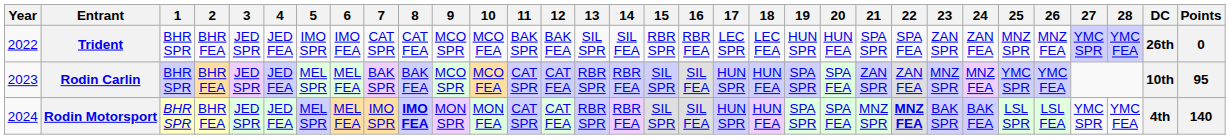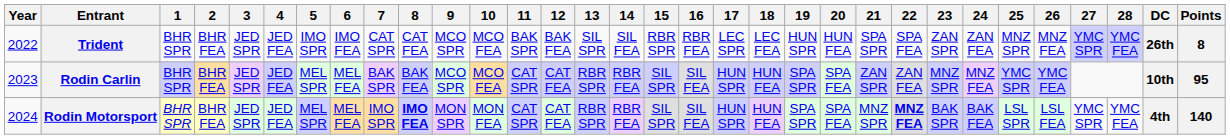(1201, 43) 0 -> (1201, 43) 8
